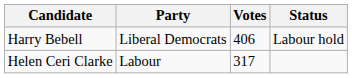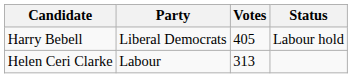(244, 38) 406 -> (244, 38) 405
(244, 61) 317 -> (244, 61) 313
